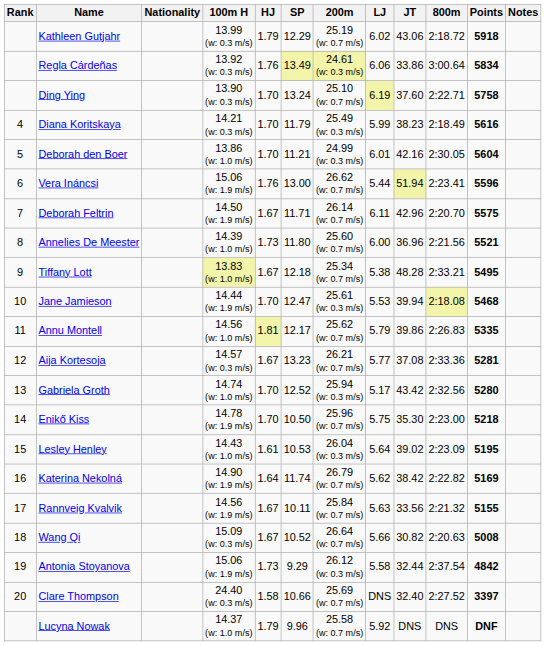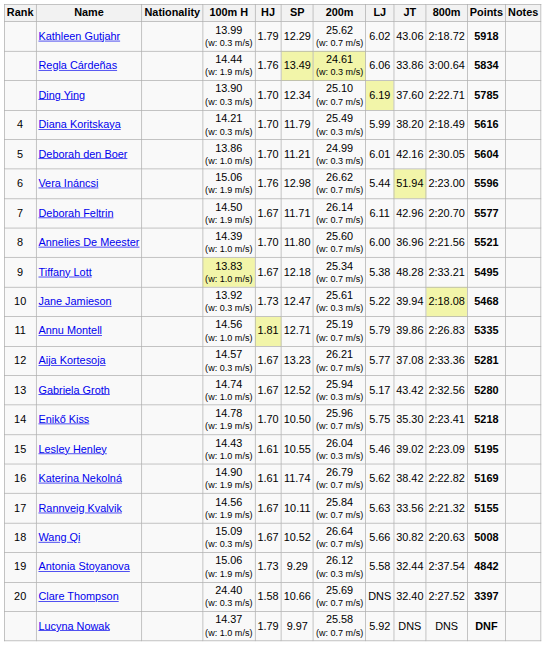(340, 36) 25.19 (w: 0.7 m/s) -> (340, 36) 25.62 (w: 0.7 m/s)
(229, 65) 13.92 (w: 0.3 m/s) -> (229, 65) 14.44 (w: 1.9 m/s)
(297, 95) 13.24 -> (297, 95) 12.34
(486, 95) 5758 -> (486, 95) 5785
(410, 124) 38.23 -> (410, 124) 38.20
(297, 183) 13.00 -> (297, 183) 12.98
(447, 183) 2:23.41 -> (447, 183) 2:23.00
(486, 213) 5575 -> (486, 213) 5577
(268, 242) 1.73 -> (268, 242) 1.70
(229, 301) 14.44 (w: 1.9 m/s) -> (229, 301) 13.92 (w: 0.3 m/s)
(268, 301) 1.70 -> (268, 301) 1.73
(380, 301) 5.53 -> (380, 301) 5.22
(297, 331) 12.17 -> (297, 331) 12.71
(340, 331) 25.62 (w: 0.7 m/s) -> (340, 331) 25.19 (w: 0.7 m/s)
(268, 390) 1.70 -> (268, 390) 1.67
(447, 419) 2:23.00 -> (447, 419) 2:23.41
(297, 449) 10.53 -> (297, 449) 10.55
(380, 449) 5.64 -> (380, 449) 5.46
(268, 478) 1.64 -> (268, 478) 1.61
(297, 626) 9.96 -> (297, 626) 9.97
